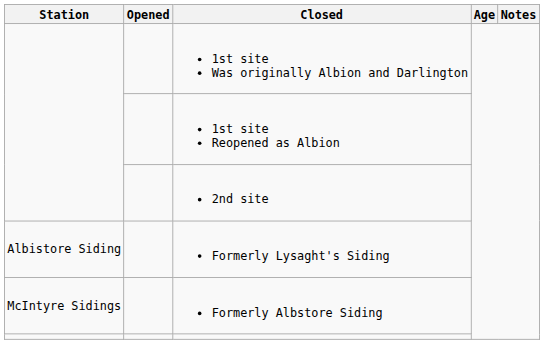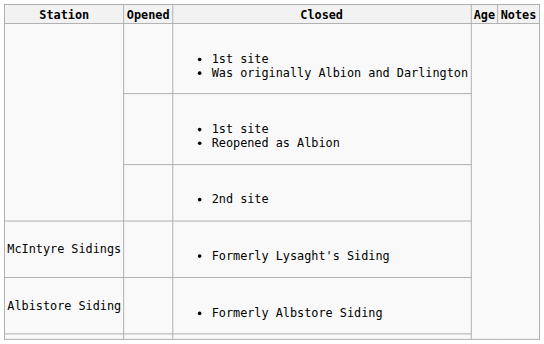(64, 249) Albistore Siding -> (64, 249) McIntyre Sidings
(64, 306) McIntyre Sidings -> (64, 306) Albistore Siding
